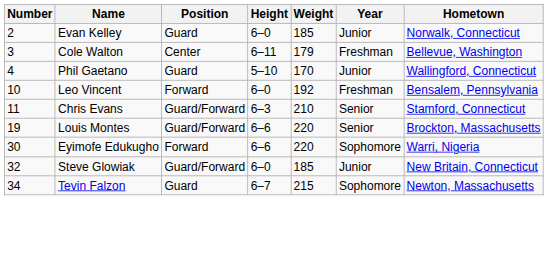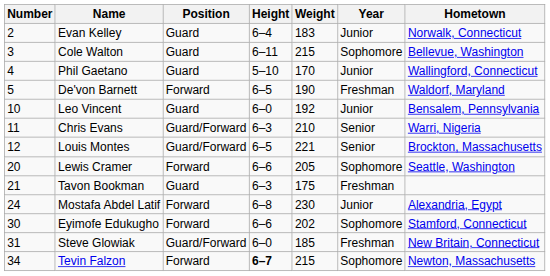(261, 33) 6–0 -> (262, 33) 6–4
(304, 33) 185 -> (305, 33) 183
(182, 52) Center -> (182, 52) Guard
(304, 52) 179 -> (305, 52) 215
(366, 52) Freshman -> (371, 52) Sophomore
+ row: (98, 90)
(186, 90) Forward -> (182, 109) Guard
(366, 90) Freshman -> (357, 109) Junior
(466, 109) Stamford, Connecticut -> (444, 128) Warri, Nigeria
(14, 128) 19 -> (14, 147) 12
(261, 128) 6–6 -> (262, 147) 6–5
(304, 128) 220 -> (305, 147) 221
+ row: (95, 166)
+ row: (101, 185)
+ row: (109, 204)
(304, 147) 220 -> (305, 223) 202
(443, 147) Warri, Nigeria -> (467, 223) Stamford, Connecticut
(14, 166) 32 -> (14, 242) 31
(355, 166) Junior -> (367, 242) Freshman
(181, 185) Guard -> (188, 261) Forward
(261, 185) normal -> (262, 261) bold
